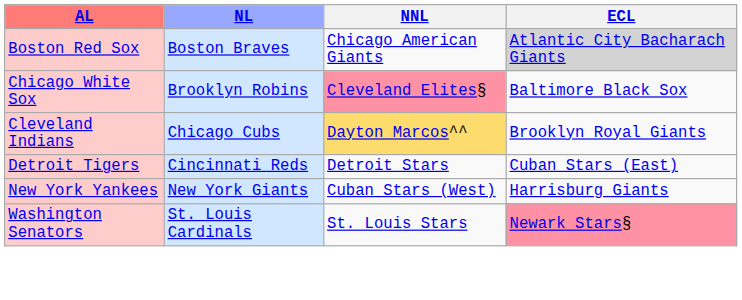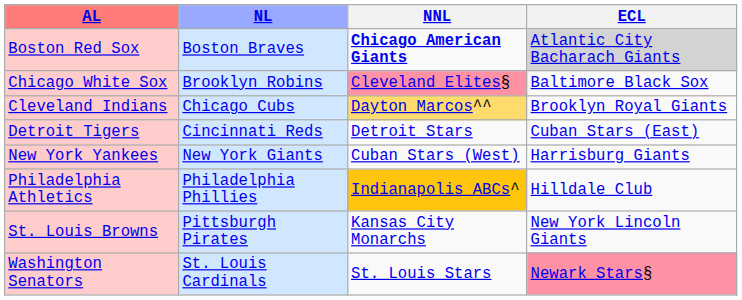(402, 49) normal -> (426, 49) bold
+ row: (64, 189)
+ row: (83, 231)
